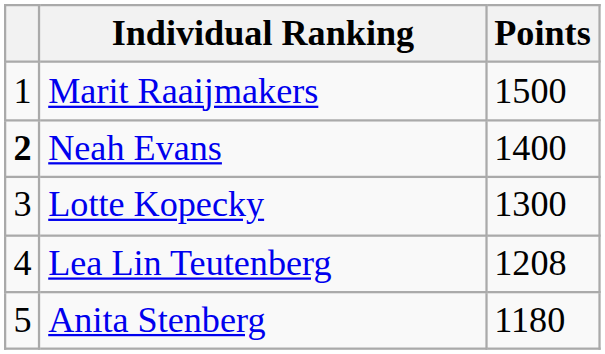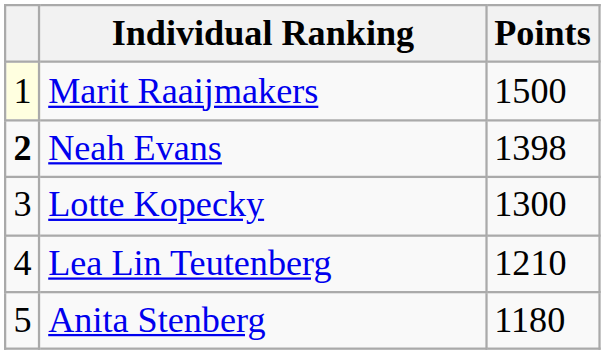(23, 90) no background -> (23, 90) lightyellow background
(530, 147) 1400 -> (530, 147) 1398
(530, 262) 1208 -> (530, 262) 1210
